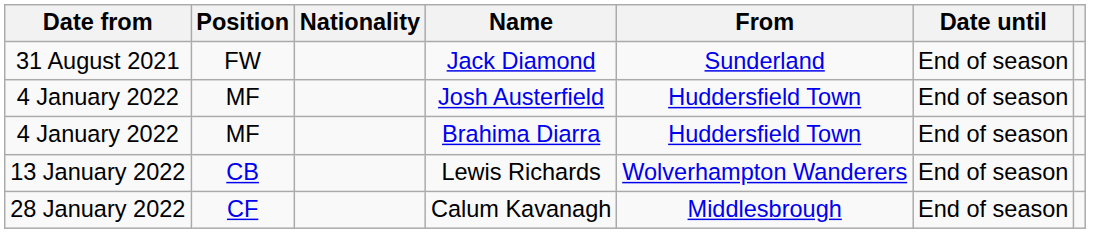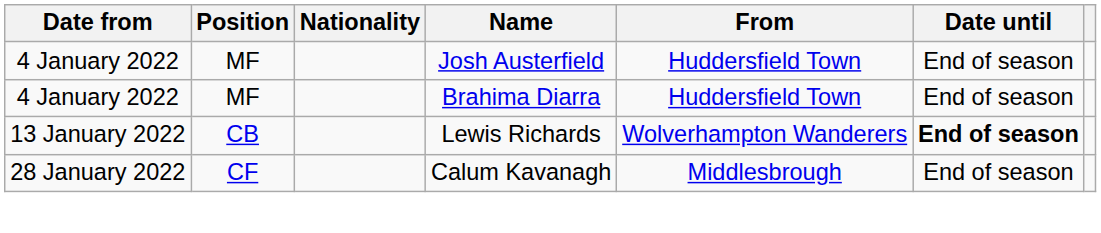- row: (521, 60)
(993, 172) normal -> (998, 135) bold
